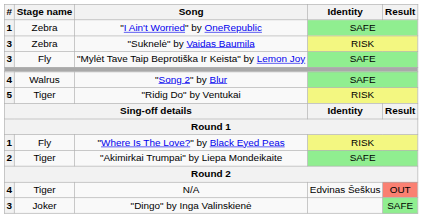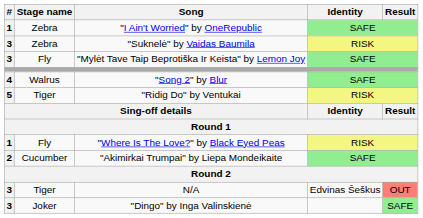(45, 158) Tiger -> (45, 158) Cucumber
(9, 189) 4 -> (9, 189) 3
